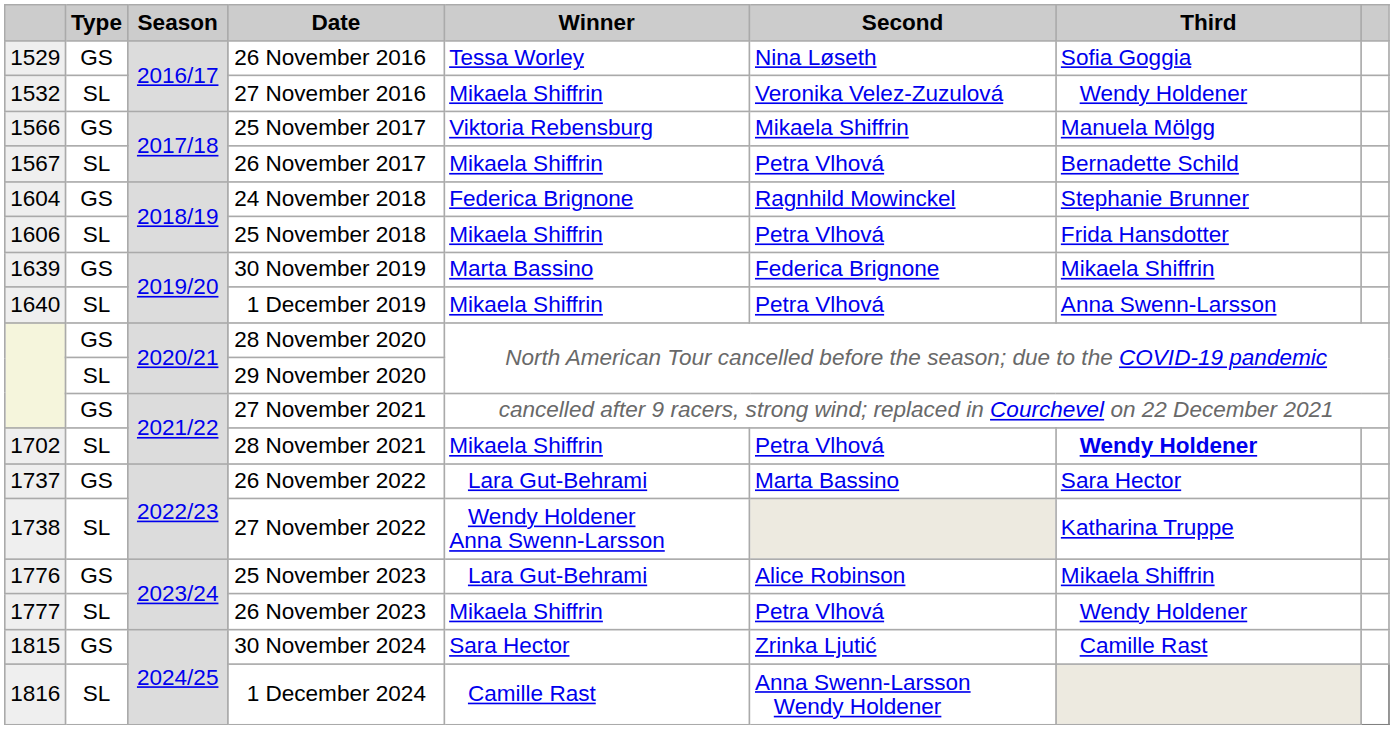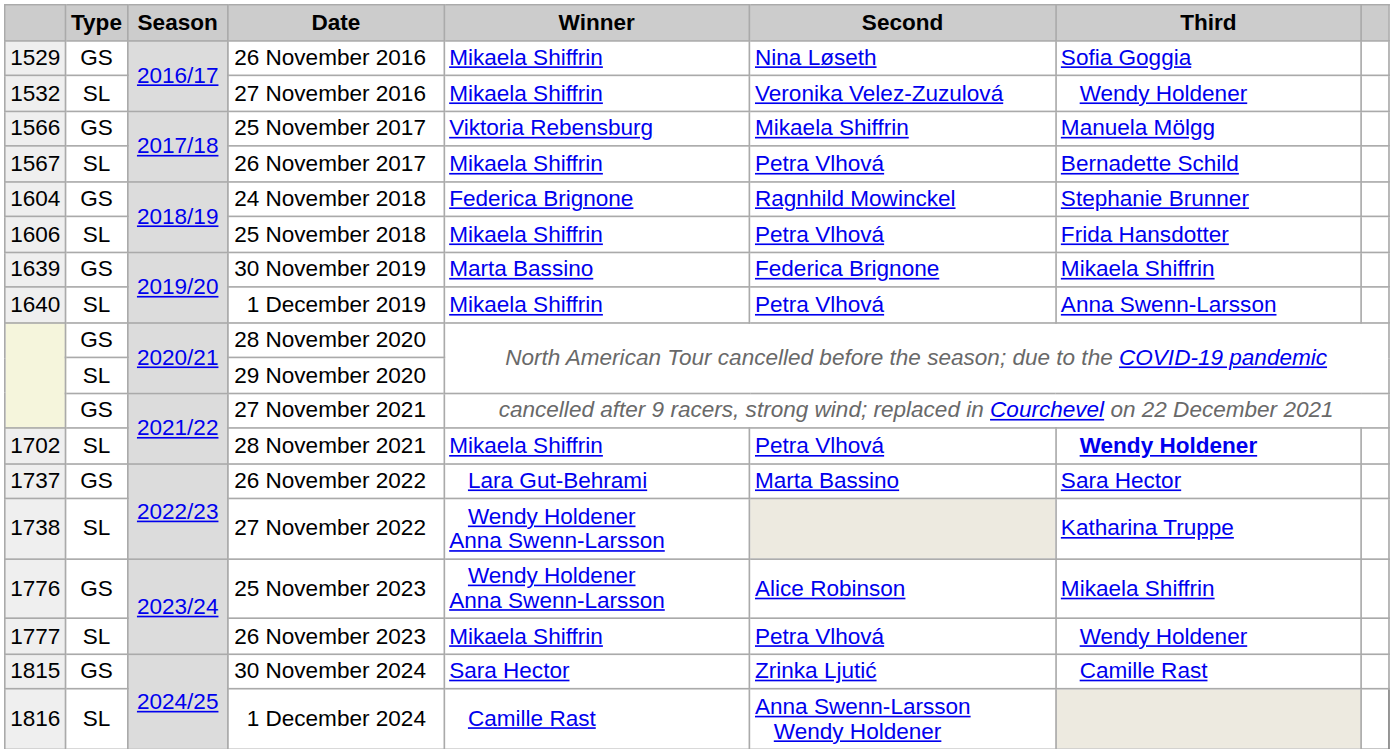(517, 57) Tessa Worley -> (526, 57) Mikaela Shiffrin
(548, 576) Lara Gut-Behrami -> (557, 588) Wendy Holdener Anna Swenn-Larsson
